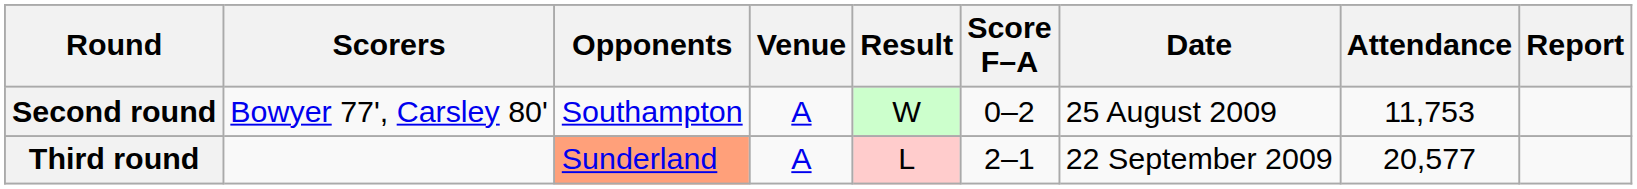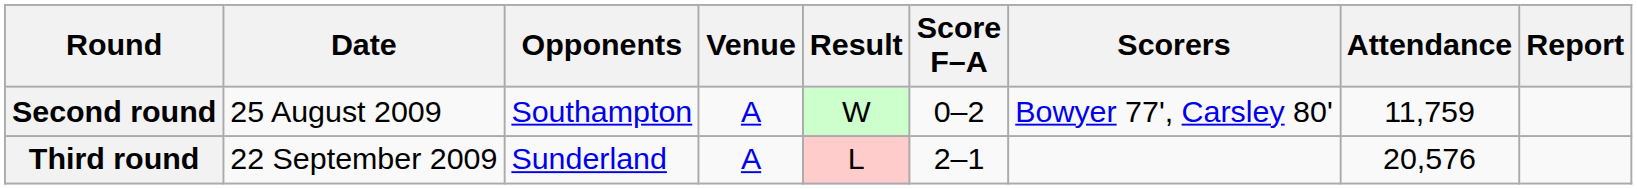columns swapped: (1199, 45) <-> (389, 45)
(1430, 111) 11,753 -> (1430, 111) 11,759
(640, 159) lightsalmon background -> (589, 159) no background
(1430, 159) 20,577 -> (1430, 159) 20,576
